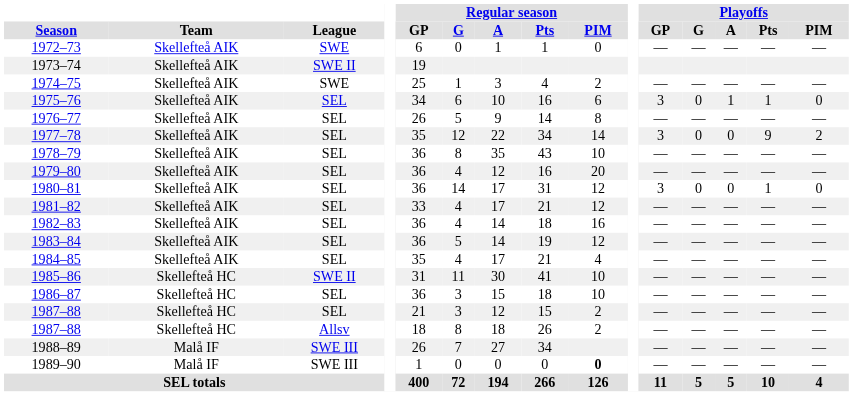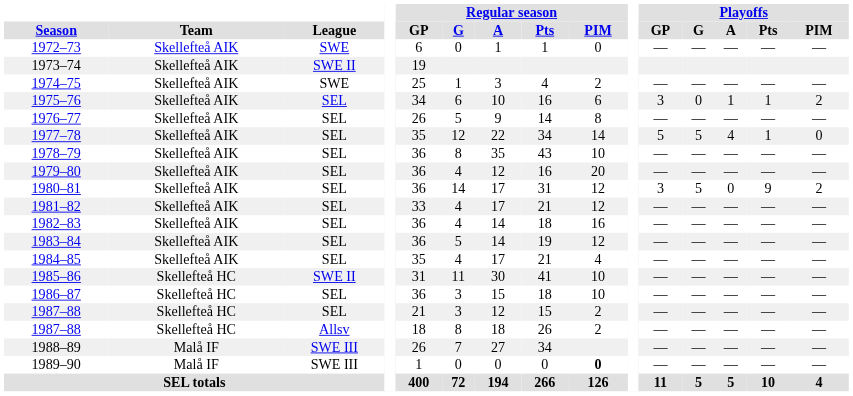(819, 100) 0 -> (819, 100) 2
(660, 136) 3 -> (660, 136) 5
(698, 136) 0 -> (698, 136) 5
(731, 136) 0 -> (731, 136) 4
(768, 136) 9 -> (768, 136) 1
(819, 136) 2 -> (819, 136) 0
(698, 188) 0 -> (698, 188) 5
(768, 188) 1 -> (768, 188) 9
(819, 188) 0 -> (819, 188) 2
